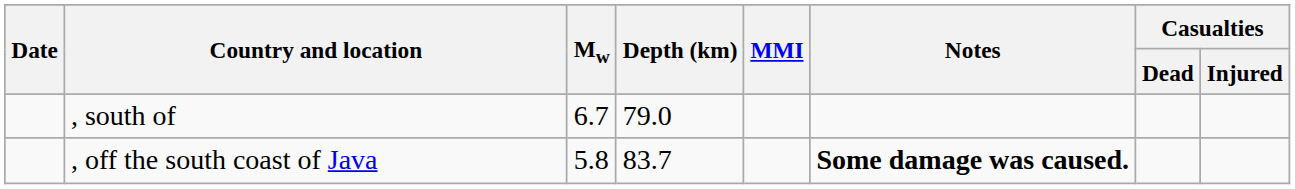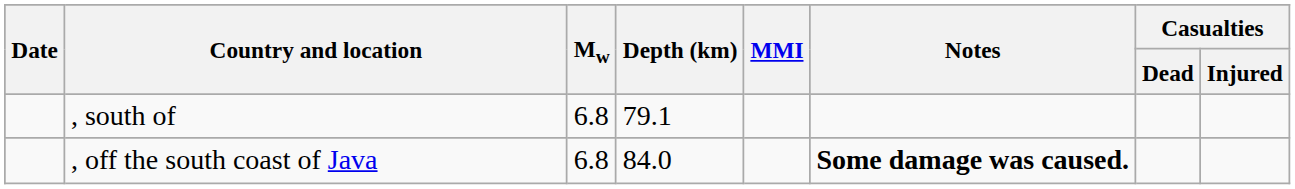(591, 115) 6.7 -> (591, 115) 6.8
(647, 115) 79.0 -> (647, 115) 79.1
(591, 159) 5.8 -> (591, 159) 6.8
(647, 159) 83.7 -> (647, 159) 84.0
